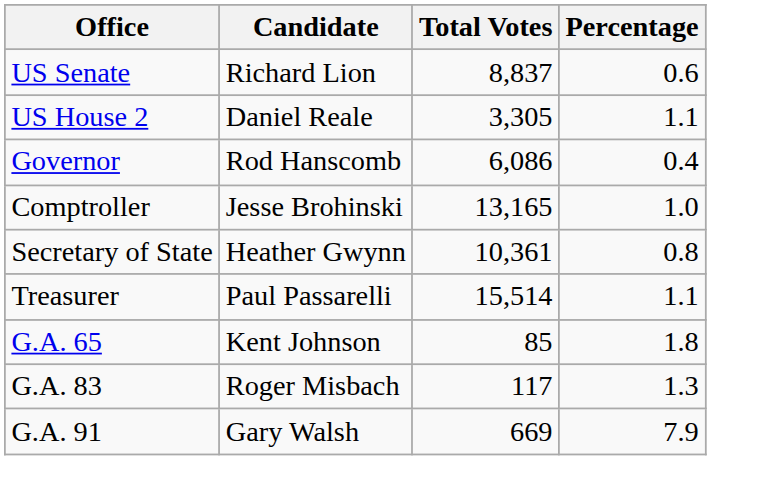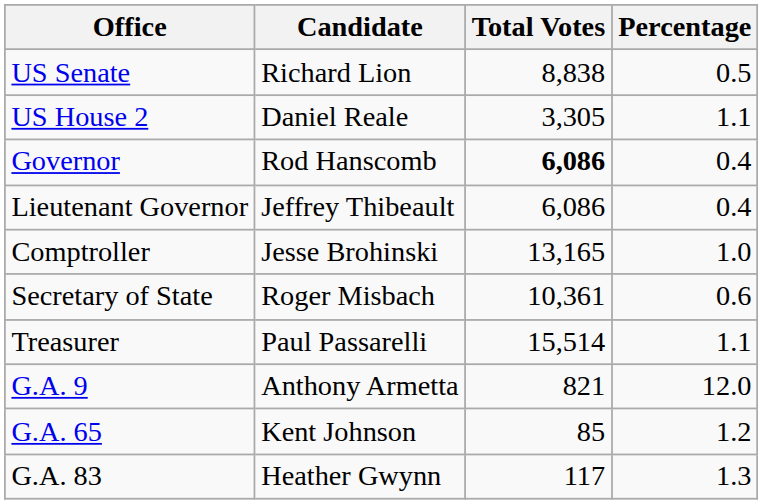(521, 71) 8,837 -> (573, 71) 8,838
(681, 71) 0.6 -> (734, 71) 0.5
(521, 161) normal -> (573, 161) bold
+ row: (130, 206)
(316, 251) Heather Gwynn -> (348, 296) Roger Misbach
(681, 251) 0.8 -> (734, 296) 0.6
+ row: (50, 386)
(681, 341) 1.8 -> (734, 431) 1.2
(313, 386) Roger Misbach -> (351, 476) Heather Gwynn
- row: (57, 431)
